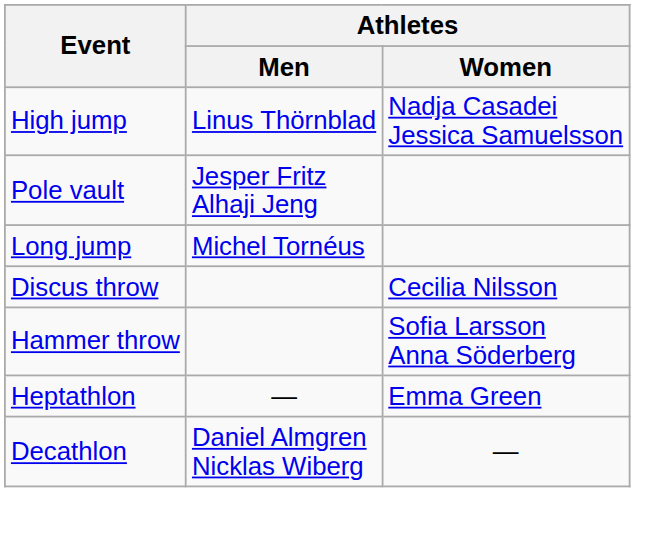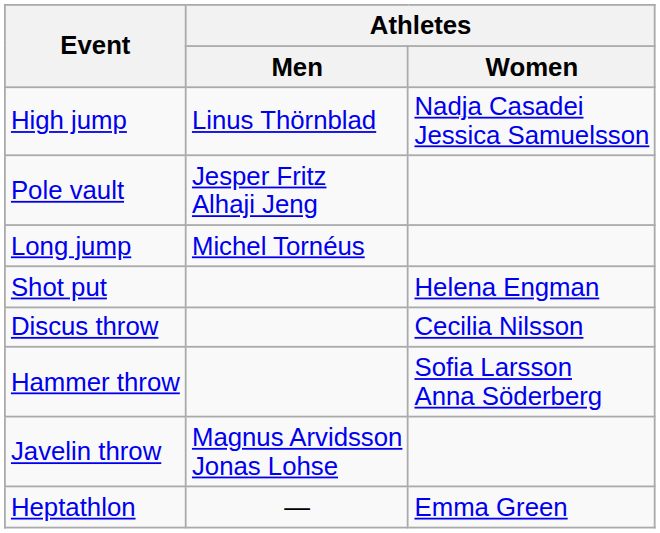+ row: (59, 287)
+ row: (86, 452)
- row: (69, 452)
